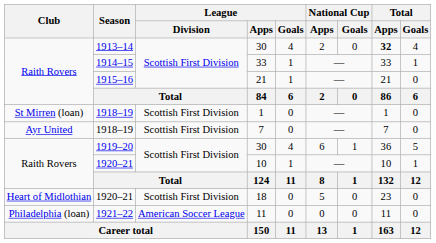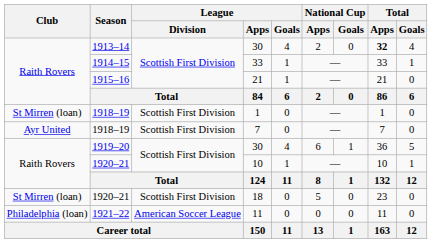(49, 197) Heart of Midlothian -> (47, 197) St Mirren (loan)
